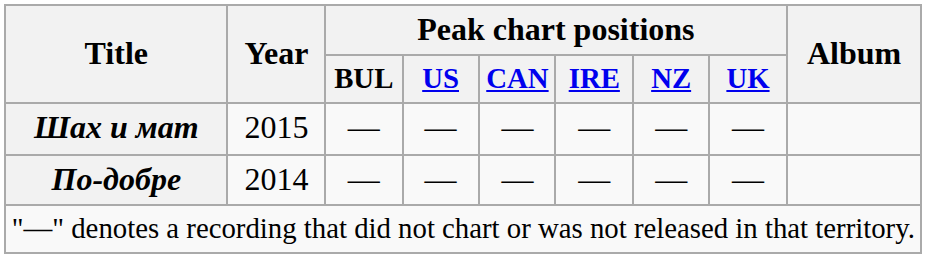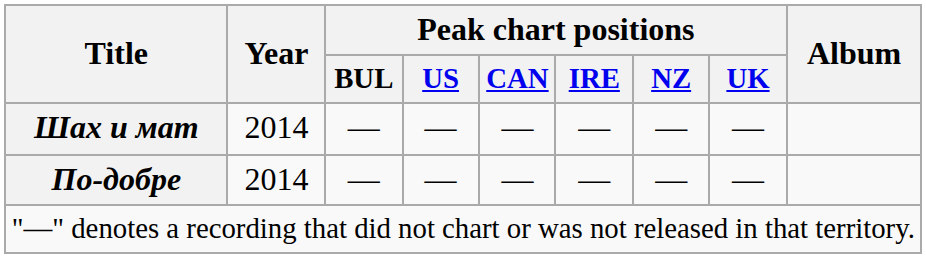(276, 128) 2015 -> (276, 128) 2014
